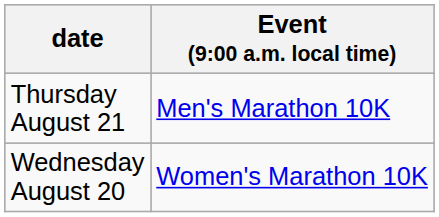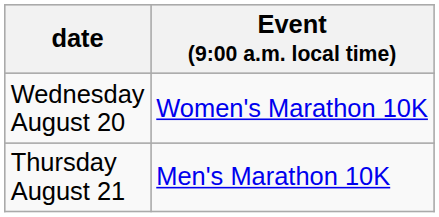rows swapped: (78, 176) <-> (68, 107)
